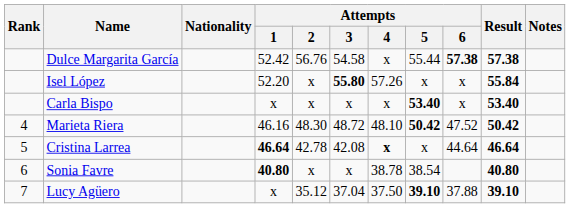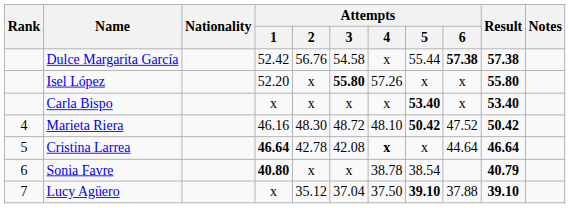(503, 81) 55.84 -> (503, 81) 55.80
(503, 170) 40.80 -> (503, 170) 40.79
